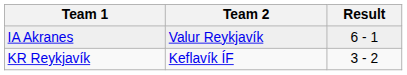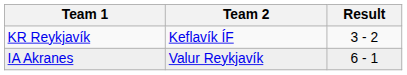rows swapped: (49, 59) <-> (40, 37)
